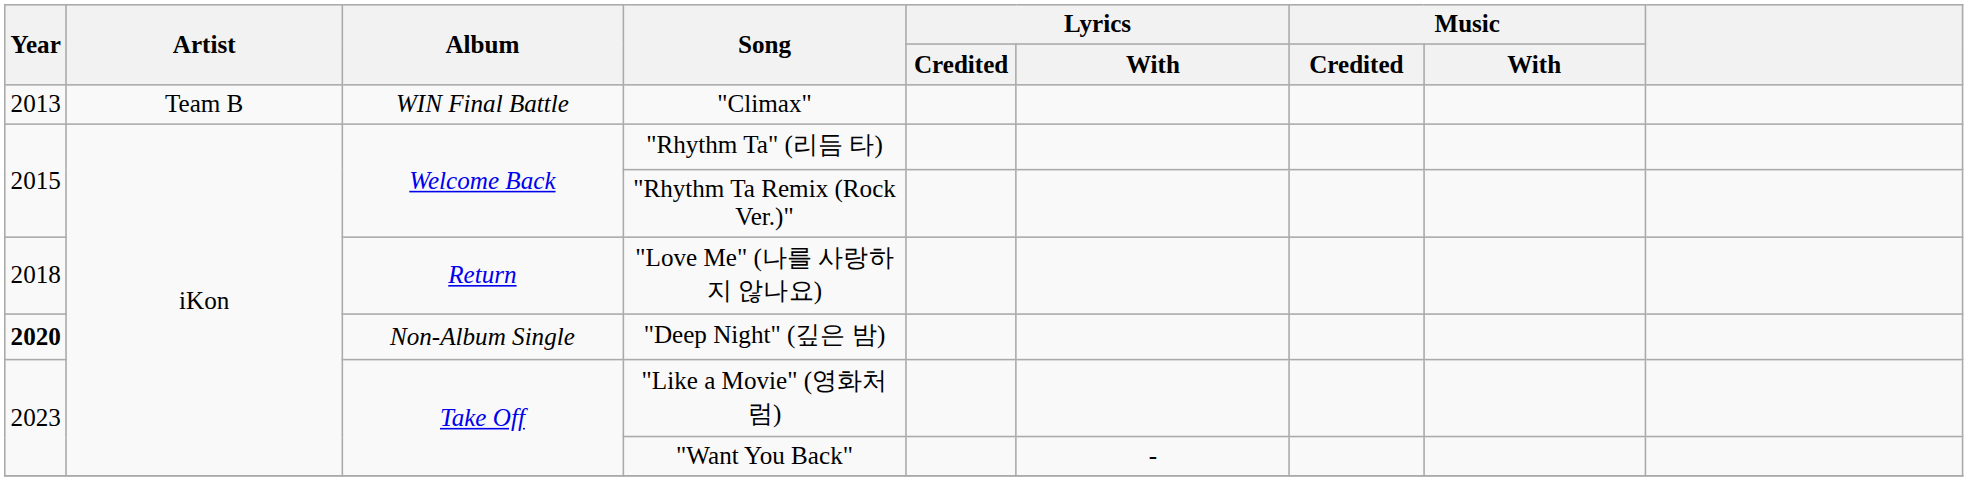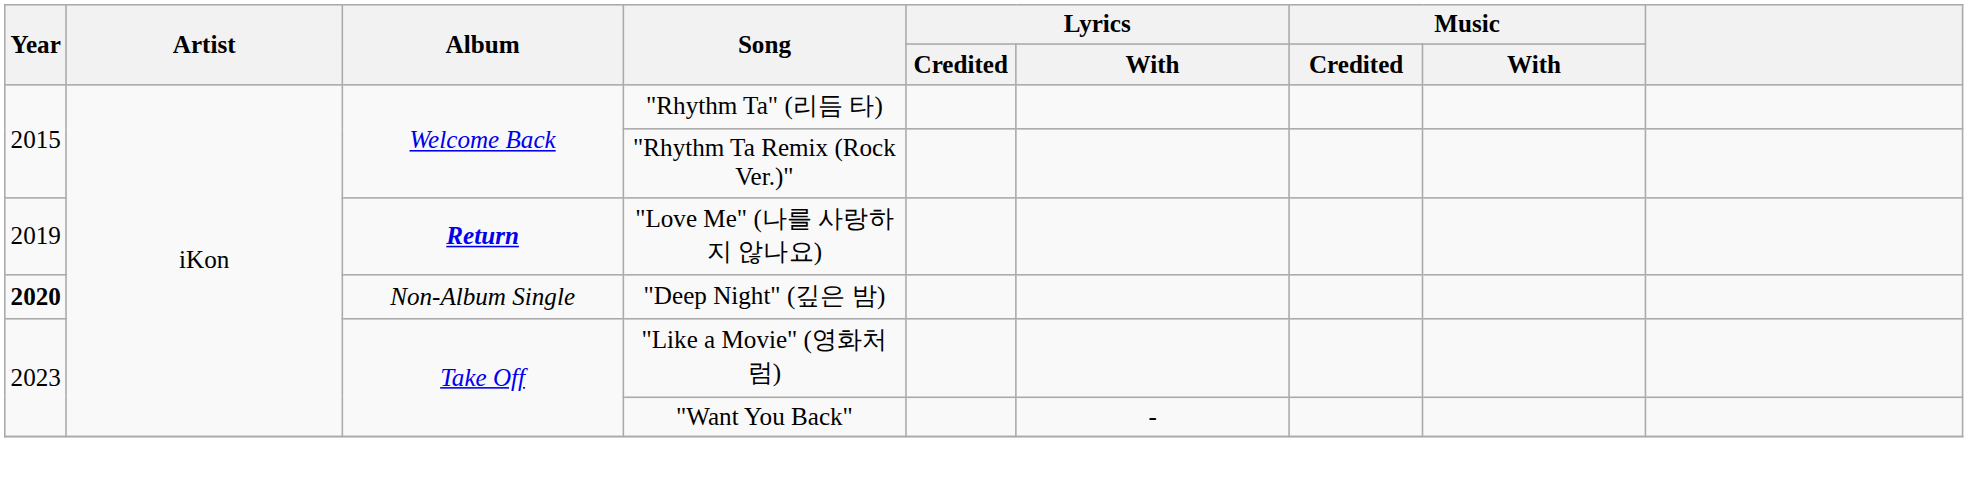- row: (765, 104)
(36, 275) 2018 -> (36, 235) 2019
(482, 275) normal -> (483, 235) bold
